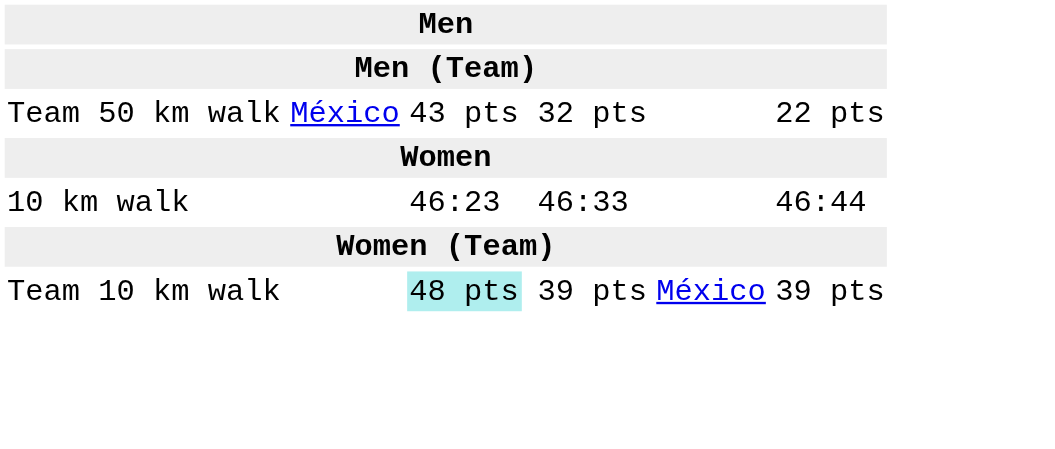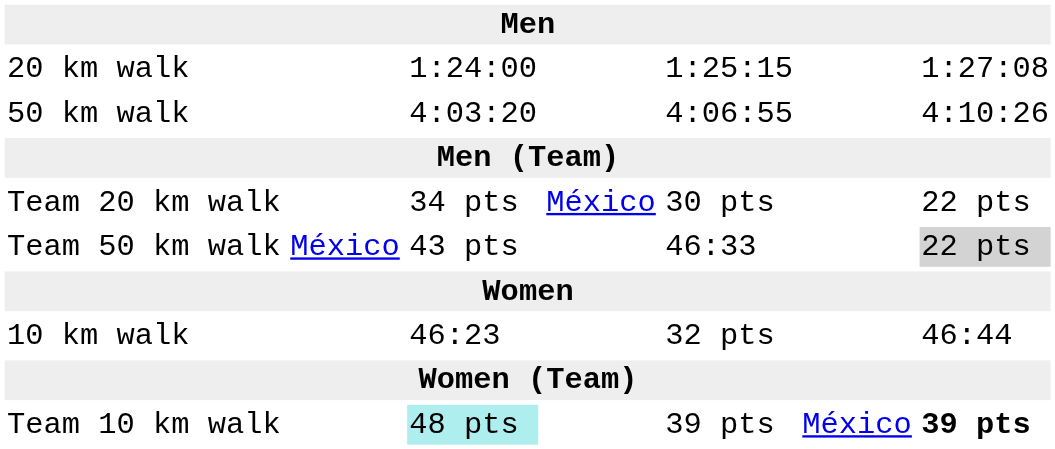+ row: (98, 69)
+ row: (98, 113)
+ row: (144, 202)
(592, 113) 32 pts -> (711, 247) 46:33
(830, 113) no background -> (976, 247) lightgrey background
(583, 202) 46:33 -> (720, 336) 32 pts
(830, 291) normal -> (976, 425) bold
